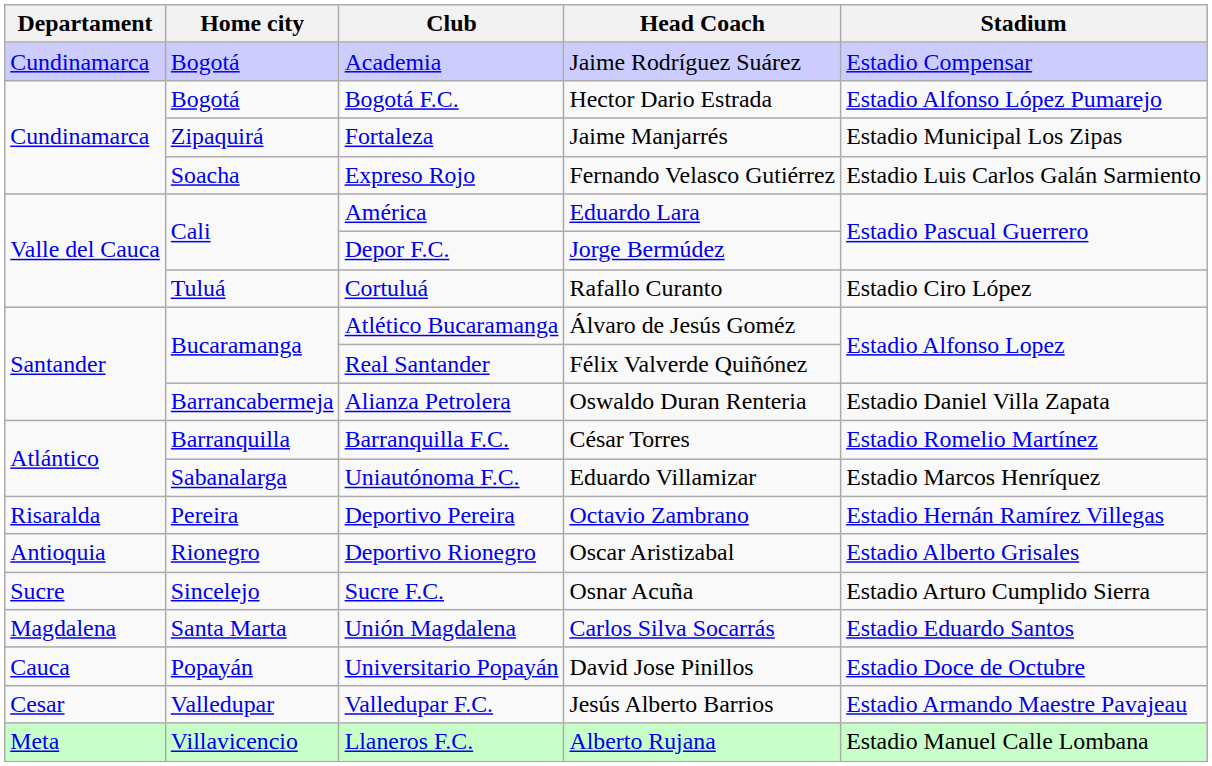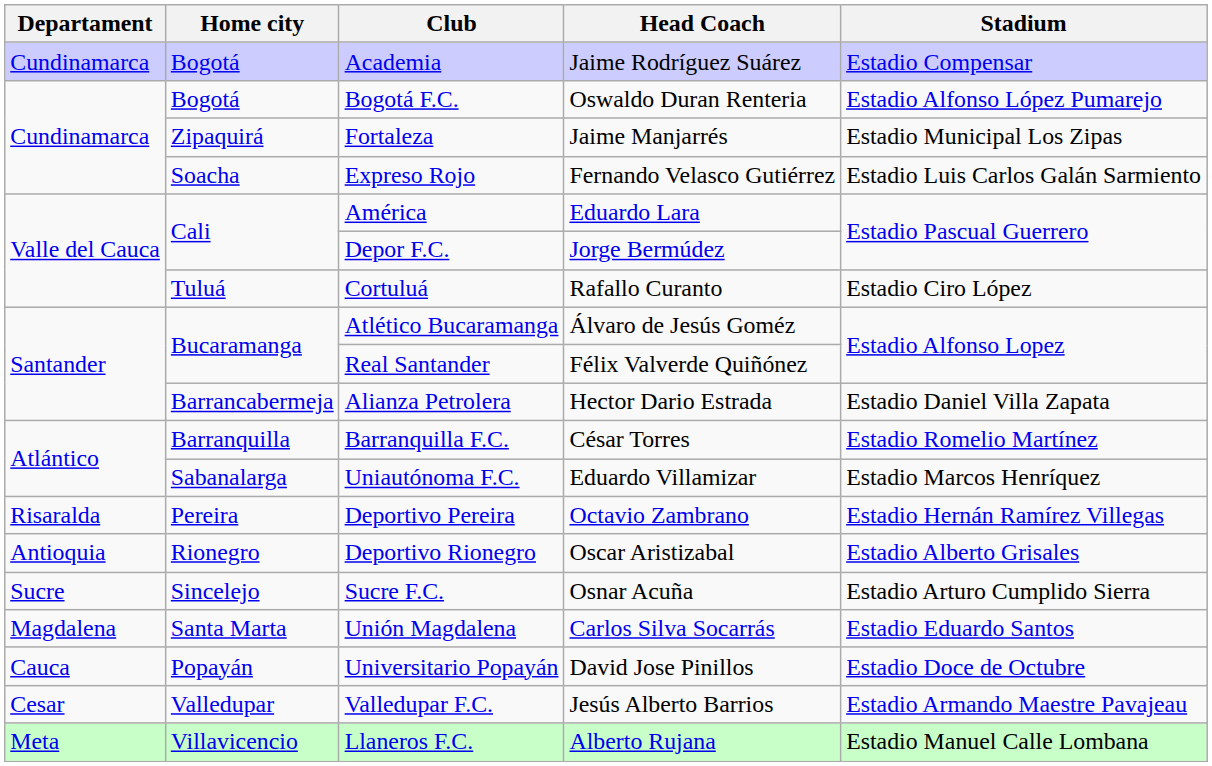(671, 99) Hector Dario Estrada -> (688, 99) Oswaldo Duran Renteria
(688, 401) Oswaldo Duran Renteria -> (671, 401) Hector Dario Estrada
